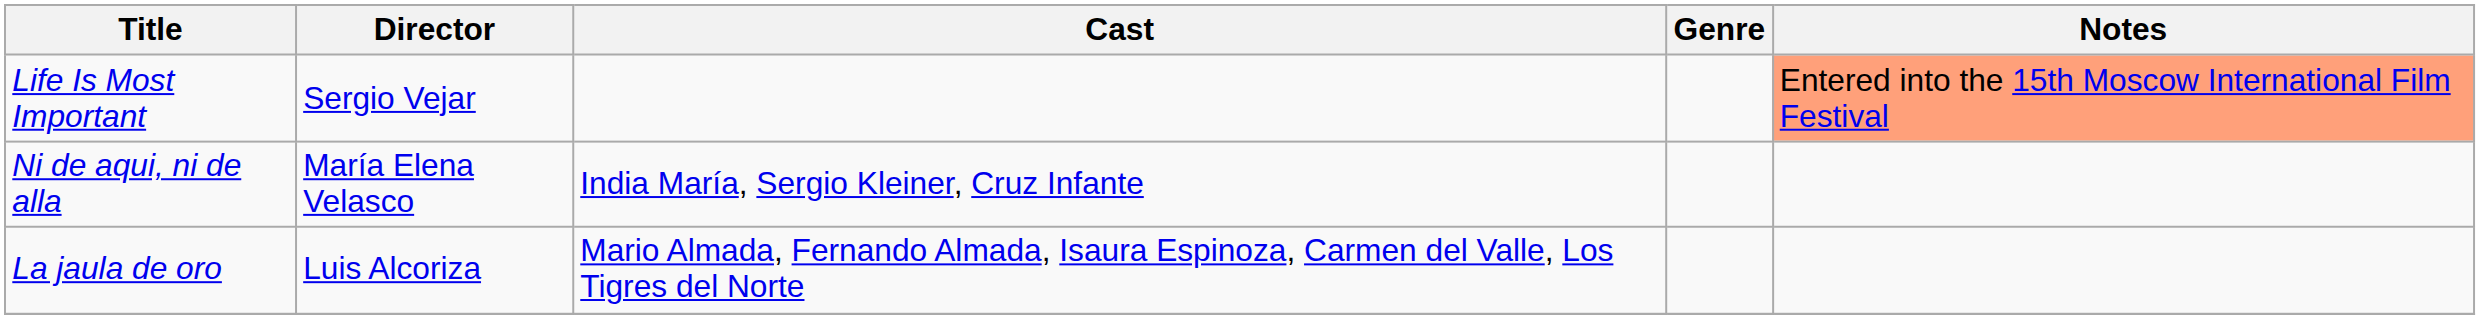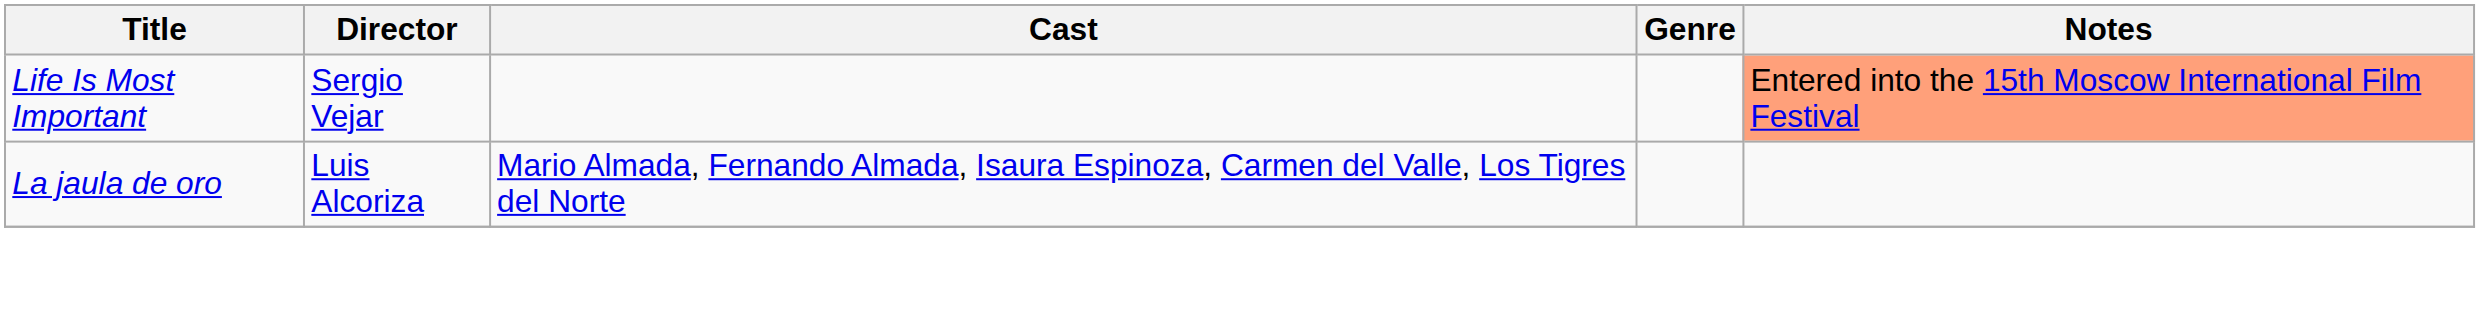- row: (127, 183)
